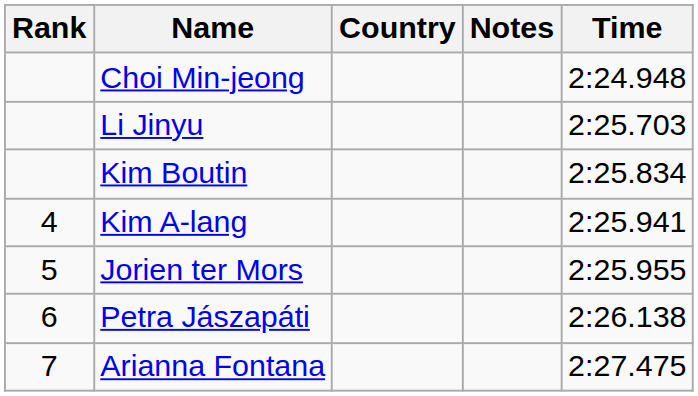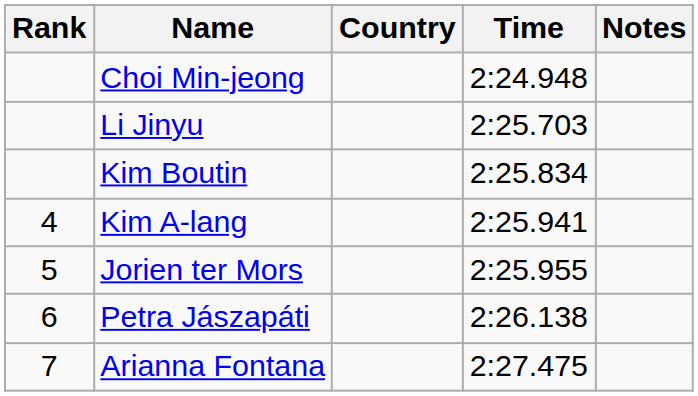columns swapped: (627, 28) <-> (512, 28)
